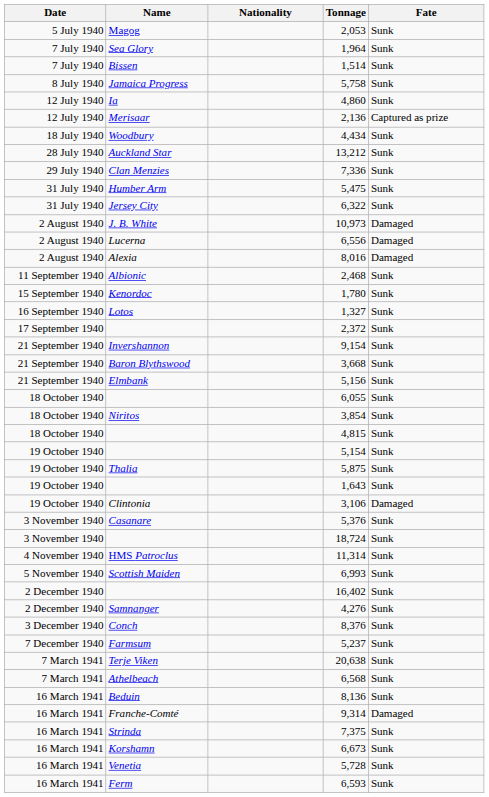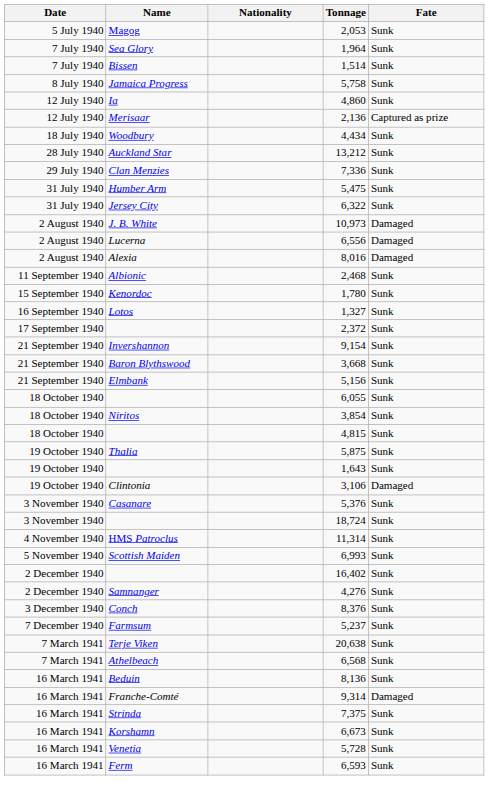- row: (353, 450)
